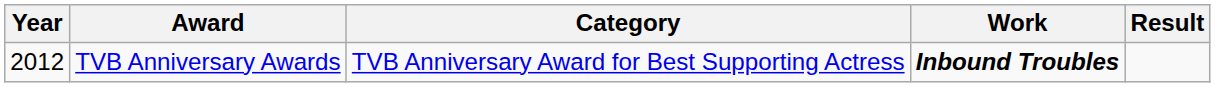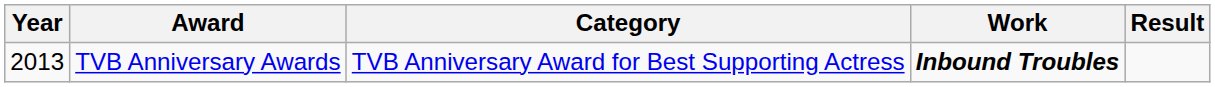(37, 61) 2012 -> (37, 61) 2013
